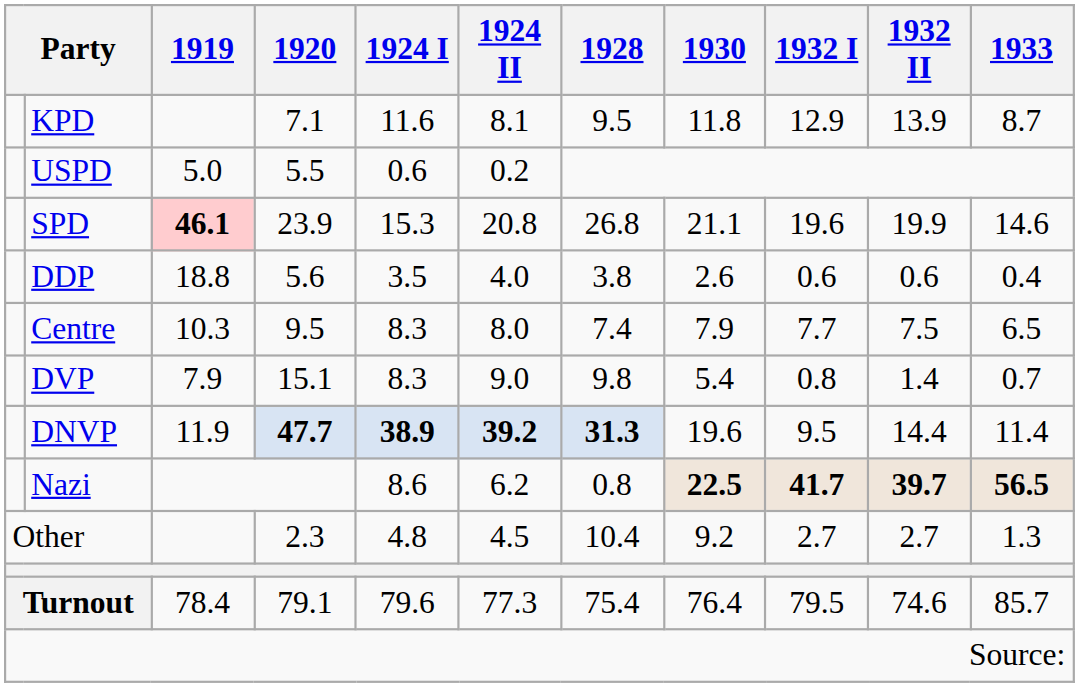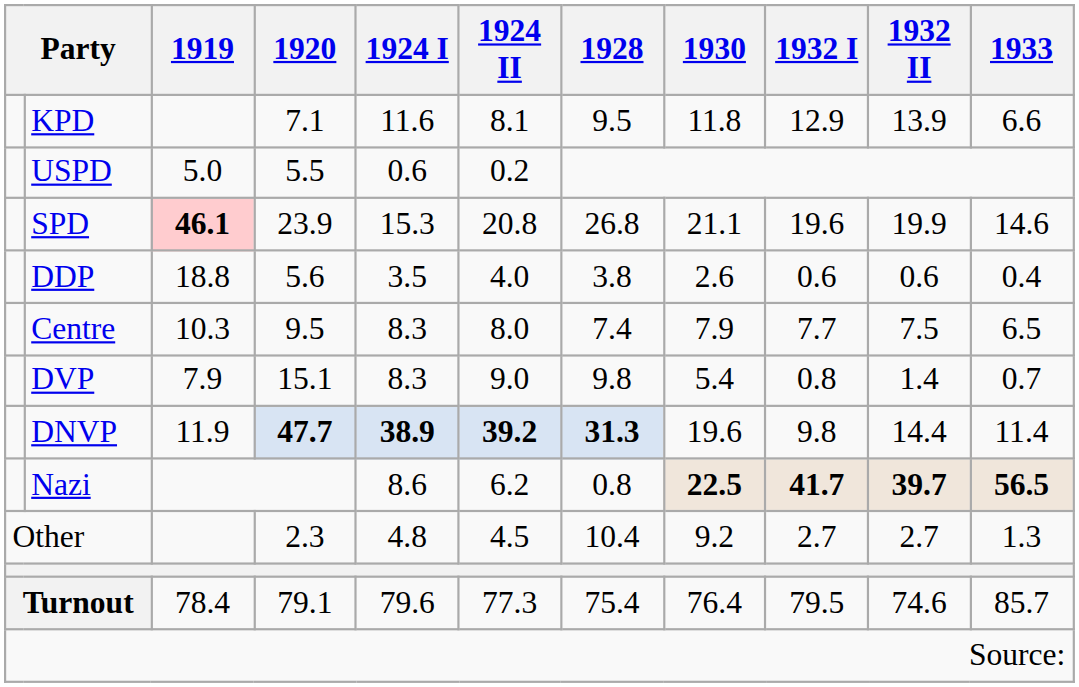(1022, 120) 8.7 -> (1022, 120) 6.6
(817, 432) 9.5 -> (817, 432) 9.8
